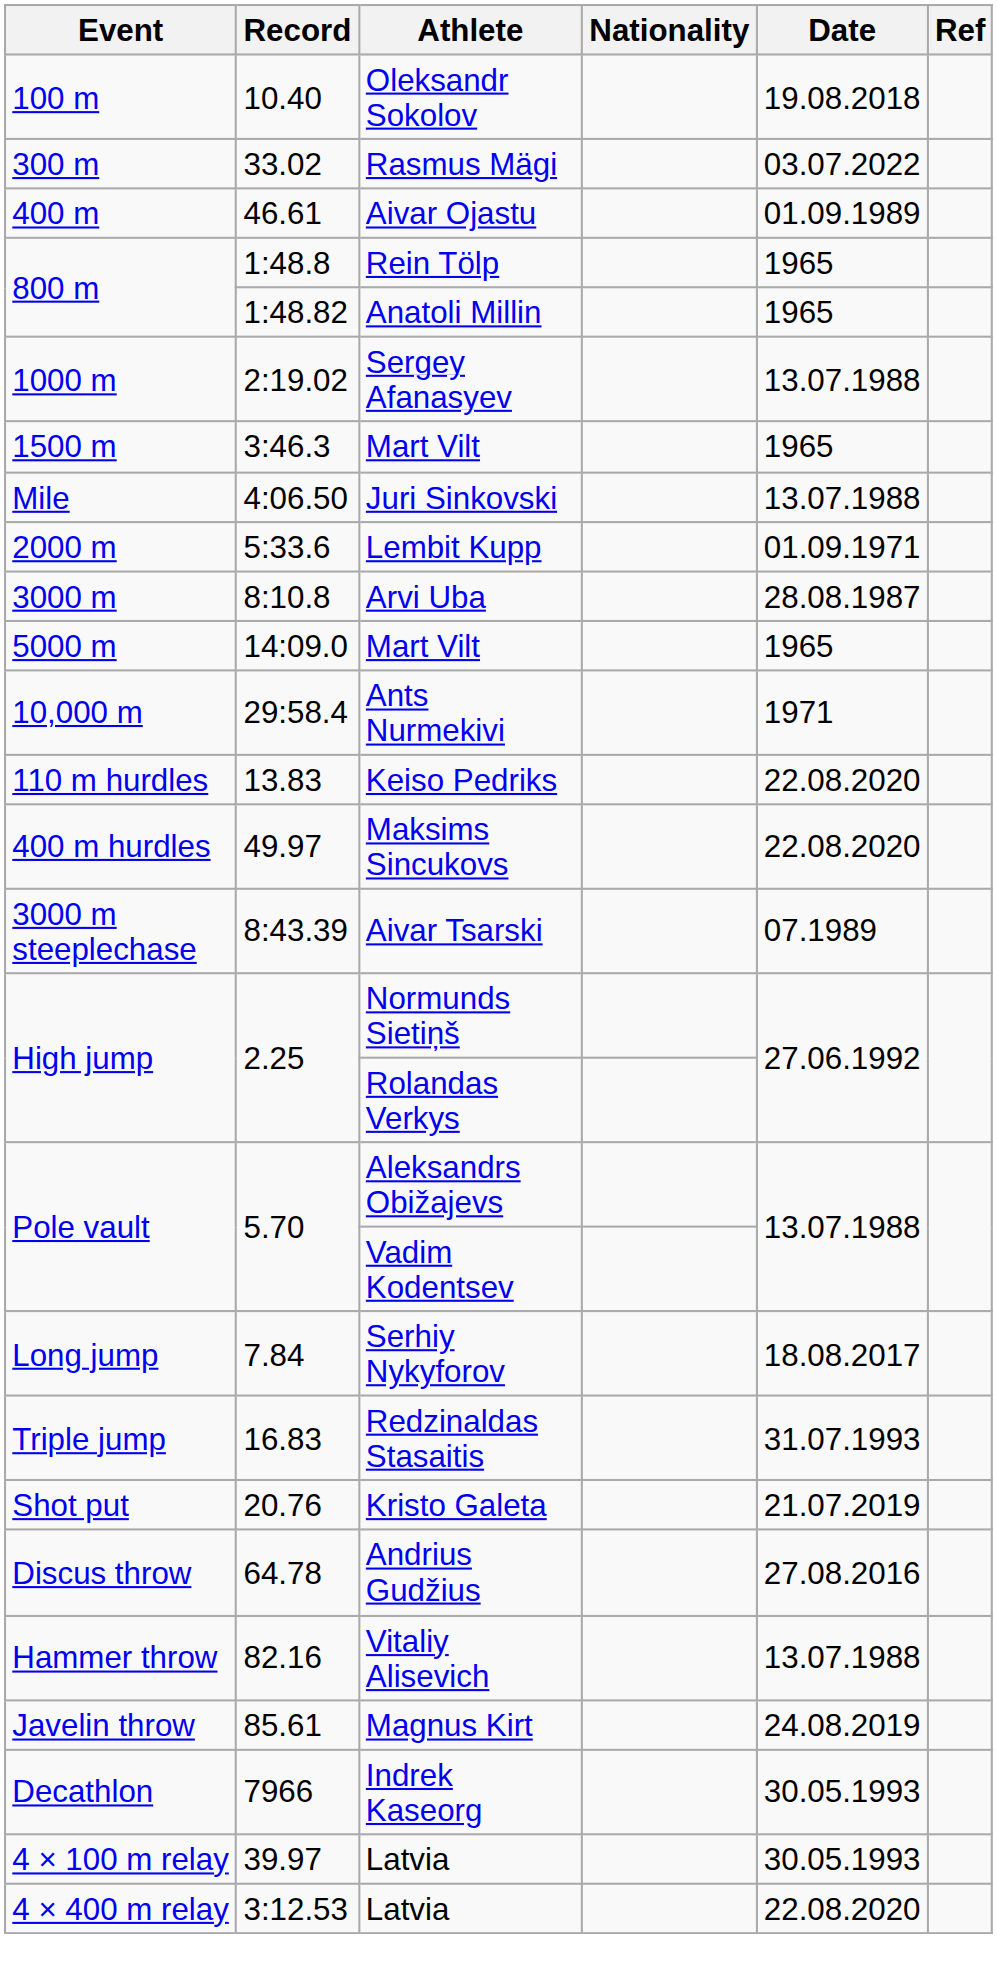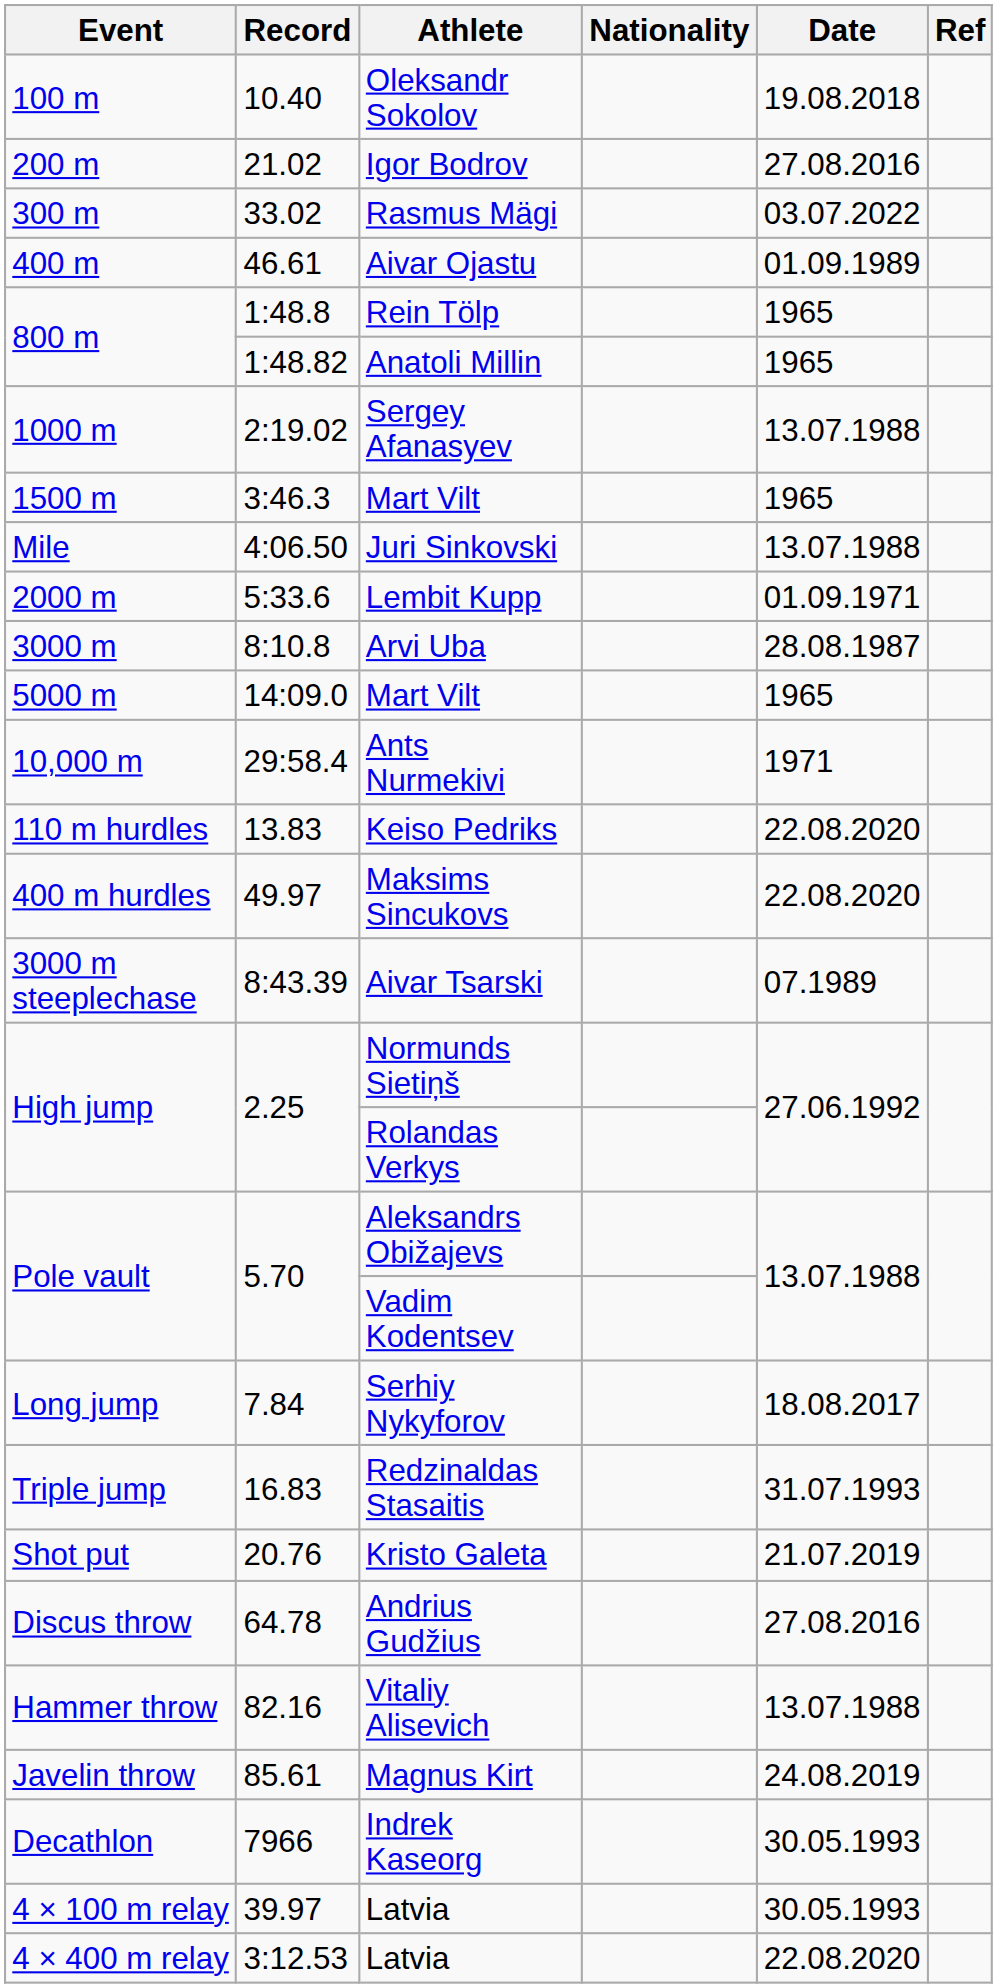+ row: (283, 164)
